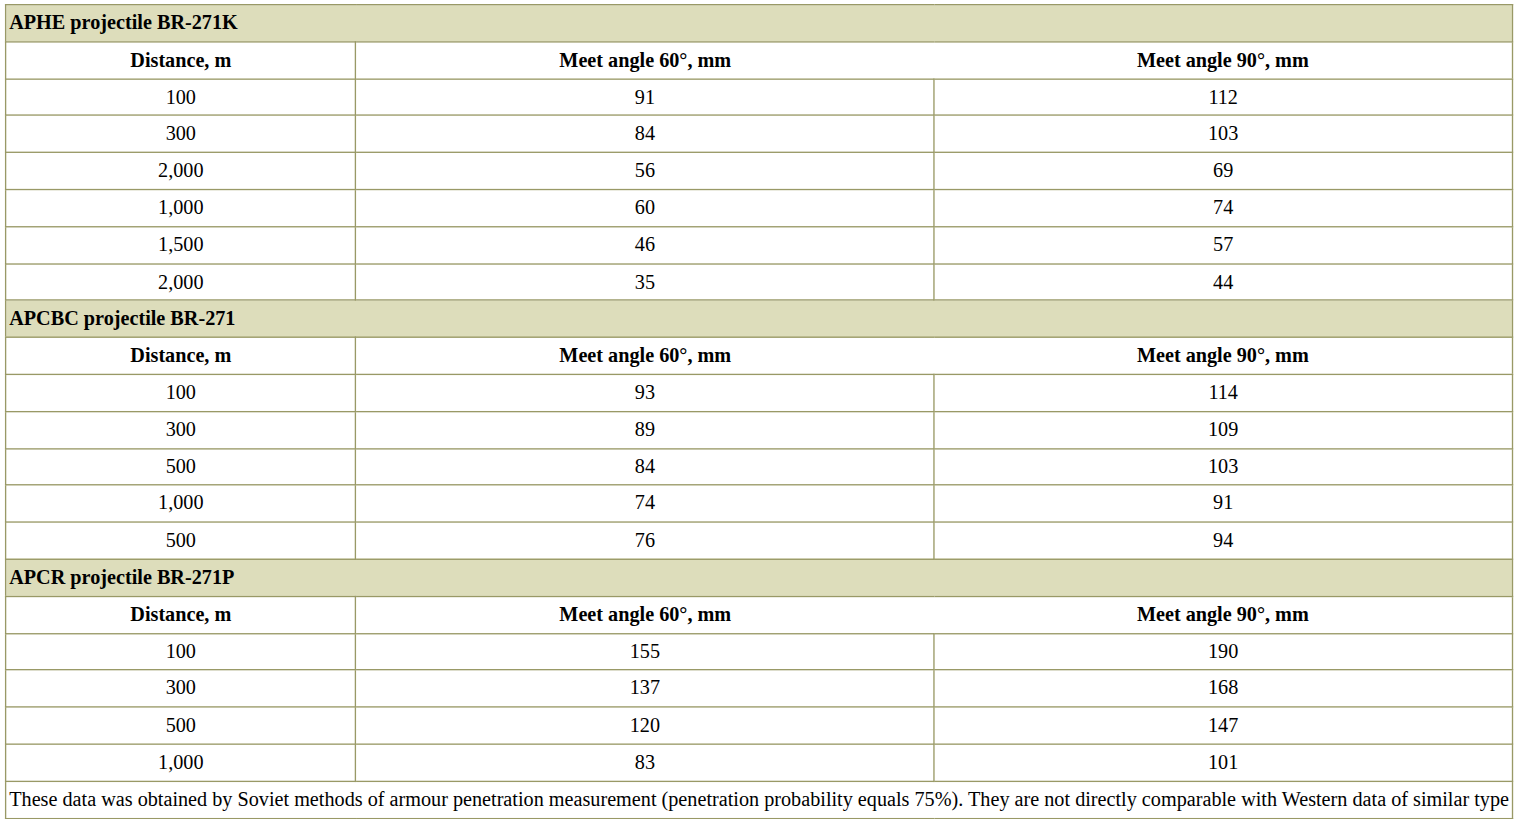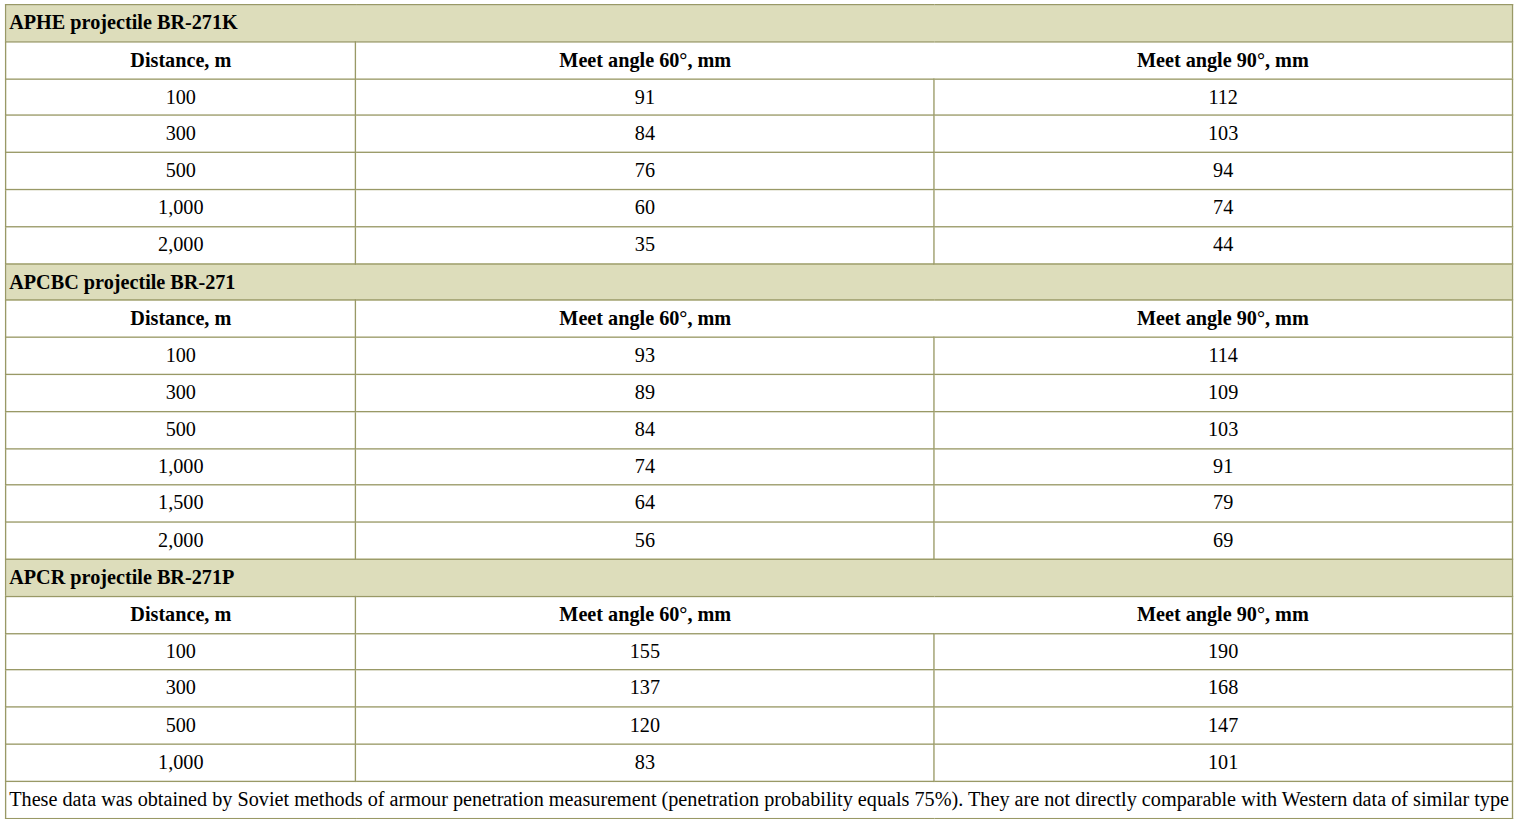rows swapped: (181, 540) <-> (181, 170)
- row: (181, 244)
+ row: (181, 503)
